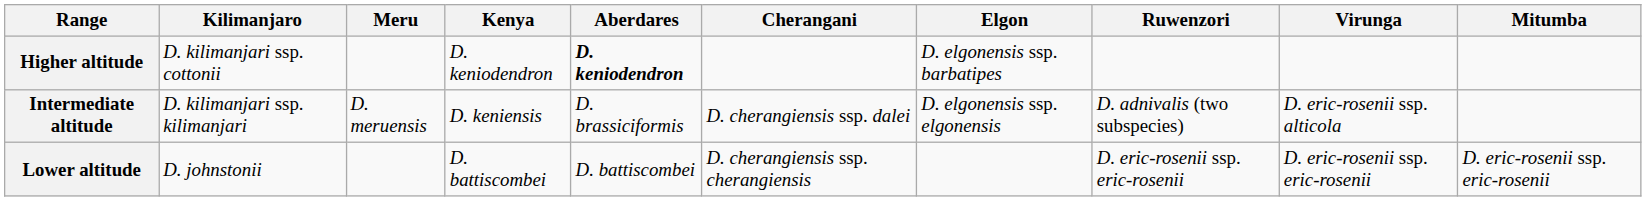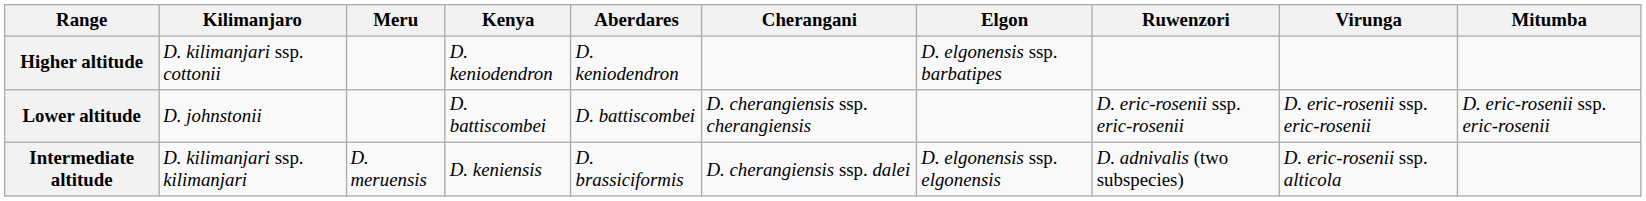(630, 62) bold -> (627, 62) normal
rows swapped: (82, 116) <-> (82, 169)
